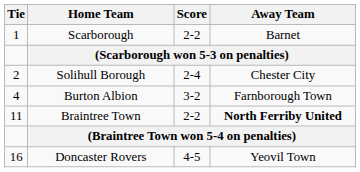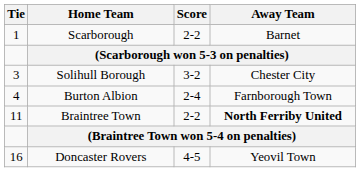(16, 75) 2 -> (16, 75) 3
(192, 75) 2-4 -> (192, 75) 3-2
(192, 95) 3-2 -> (192, 95) 2-4
